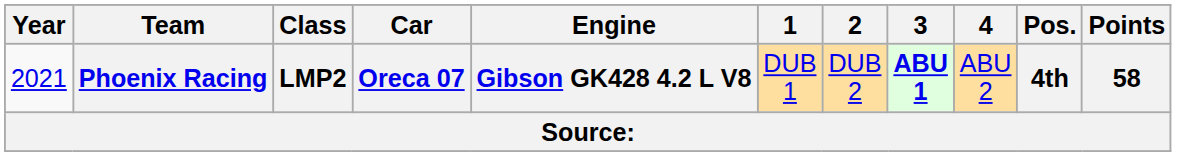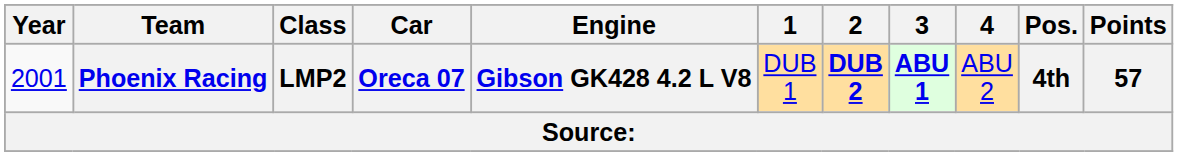(39, 78) 2021 -> (39, 78) 2001
(855, 78) normal -> (856, 78) bold
(1127, 78) 58 -> (1128, 78) 57
